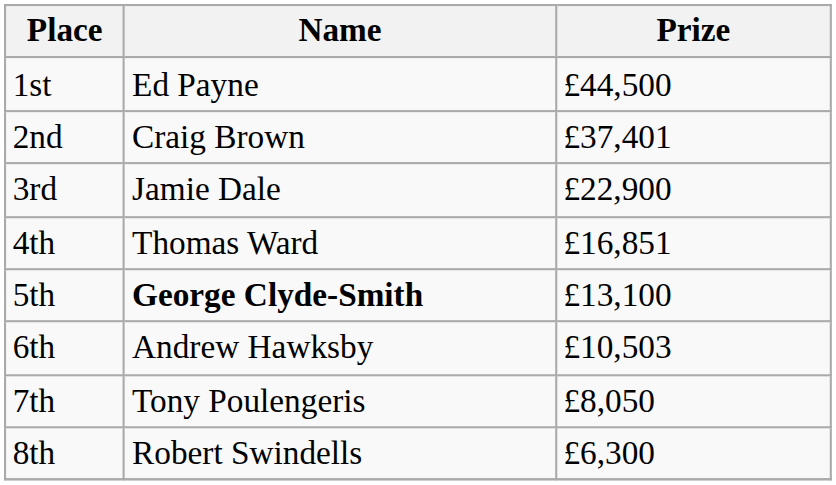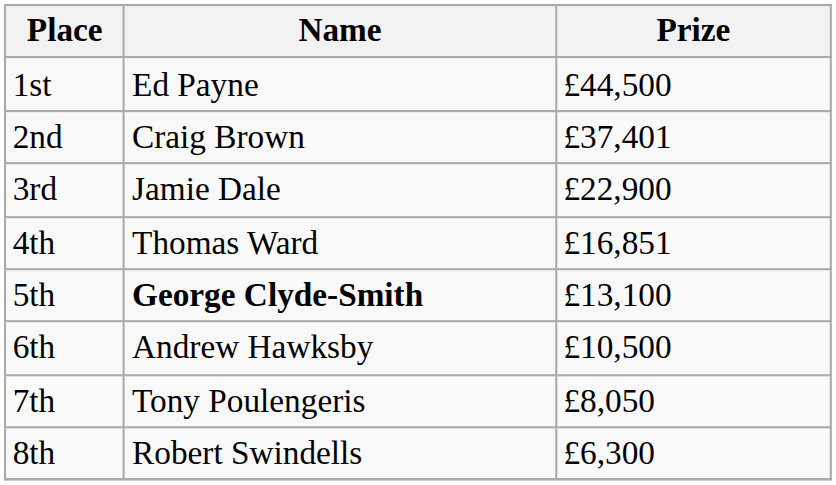(617, 347) £10,503 -> (617, 347) £10,500
